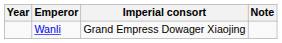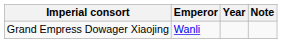columns swapped: (18, 13) <-> (164, 13)
